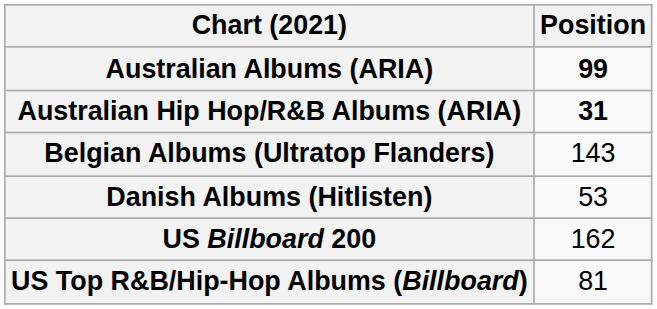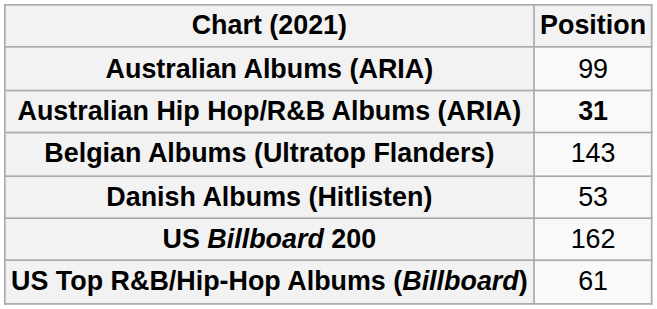(593, 68) bold -> (593, 68) normal
(593, 281) 81 -> (593, 281) 61
